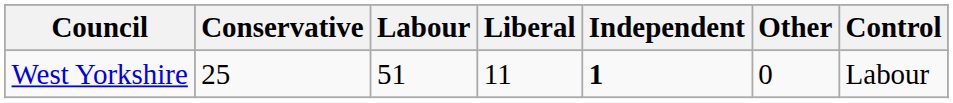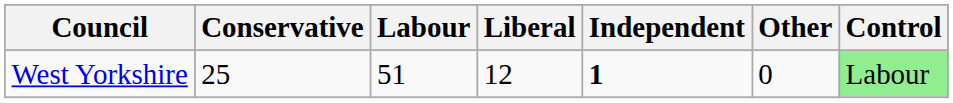(498, 73) 11 -> (498, 73) 12
(887, 73) no background -> (887, 73) lightgreen background
